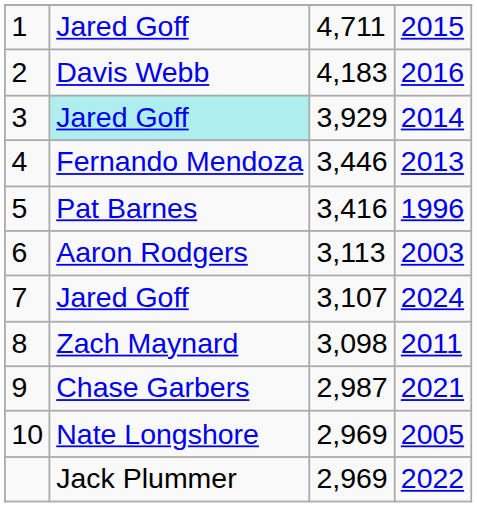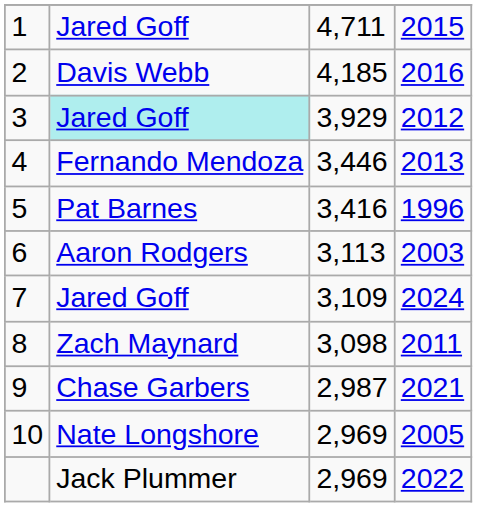(352, 72) 4,183 -> (352, 72) 4,185
(432, 117) 2014 -> (432, 117) 2012
(352, 298) 3,107 -> (352, 298) 3,109
